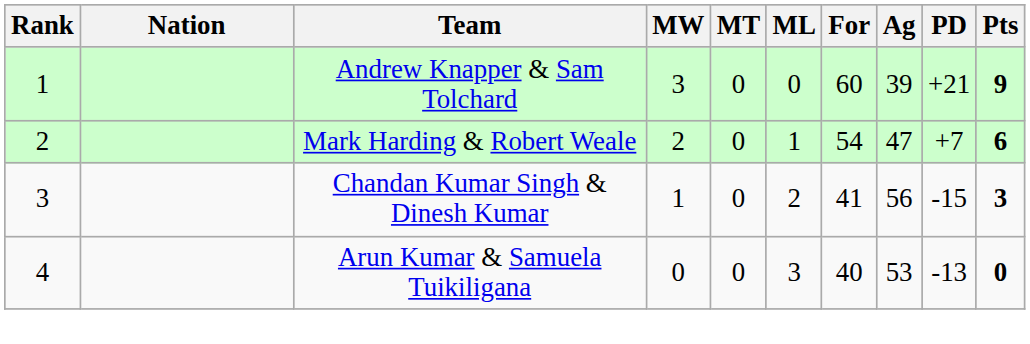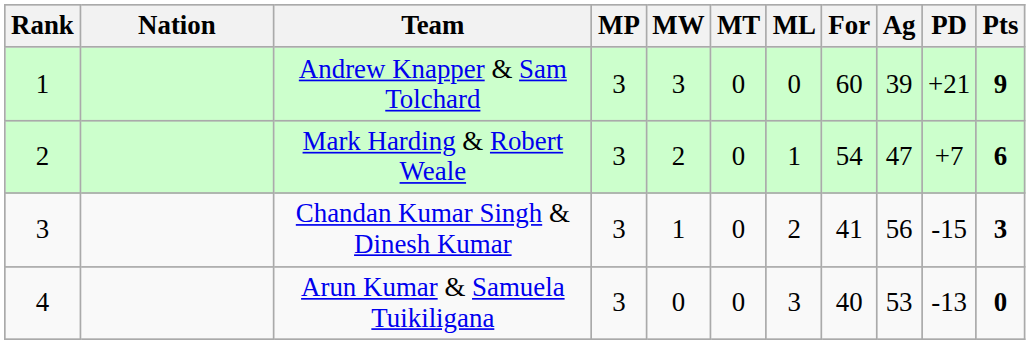+ column: (619, 25)
